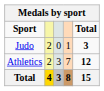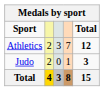rows swapped: (25, 61) <-> (25, 45)
